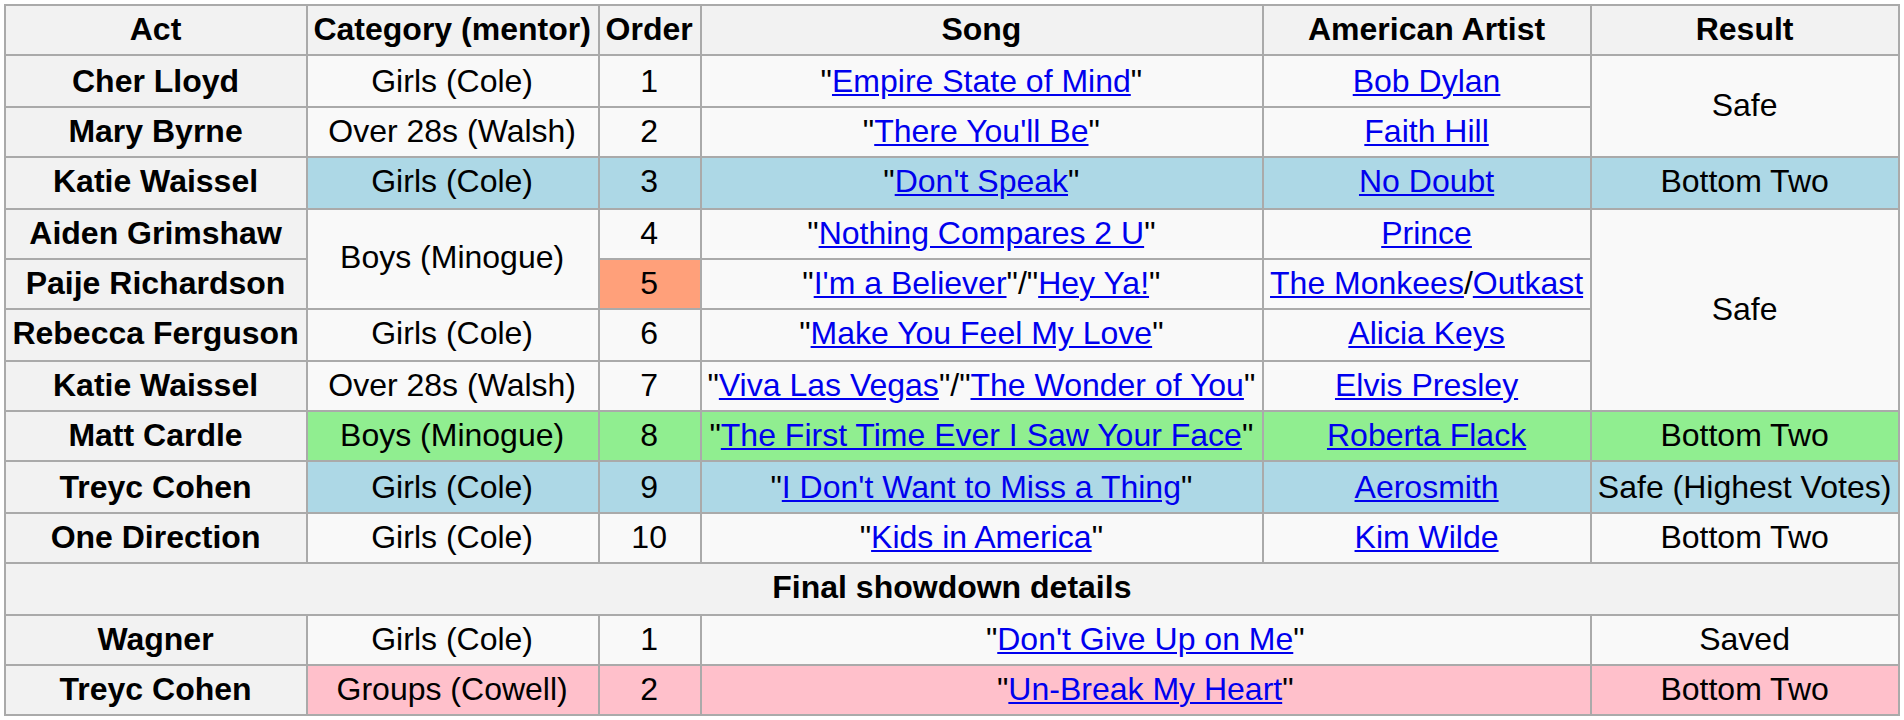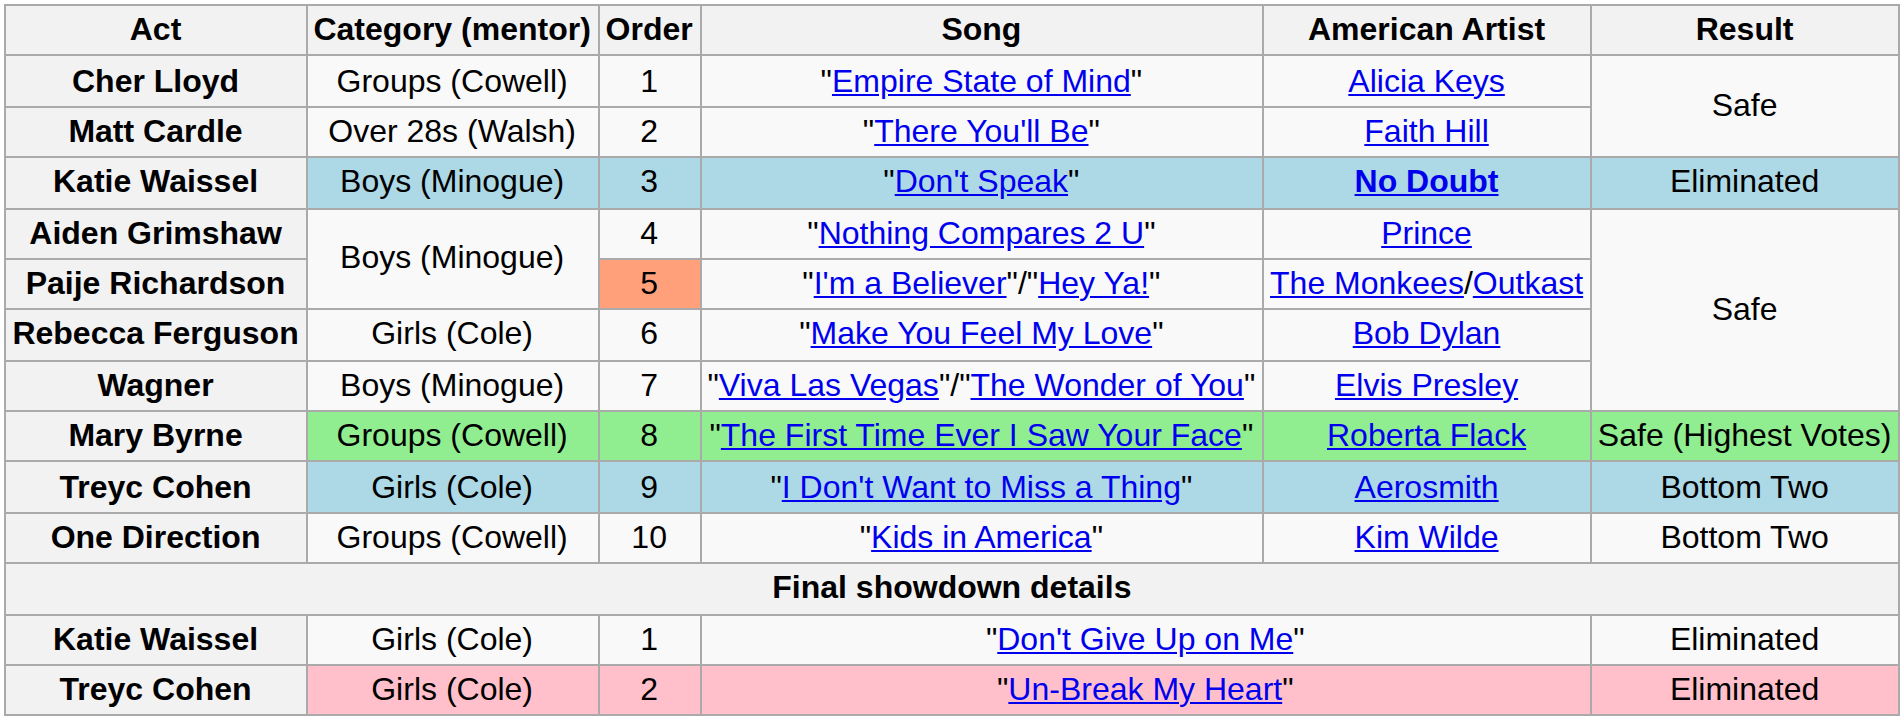(452, 80) Girls (Cole) -> (452, 80) Groups (Cowell)
(1427, 80) Bob Dylan -> (1427, 80) Alicia Keys
(156, 131) Mary Byrne -> (156, 131) Matt Cardle
(452, 182) Girls (Cole) -> (452, 182) Boys (Minogue)
(1427, 182) normal -> (1427, 182) bold
(1745, 182) Bottom Two -> (1745, 182) Eliminated
(1427, 334) Alicia Keys -> (1427, 334) Bob Dylan
(156, 385) Katie Waissel -> (156, 385) Wagner
(452, 385) Over 28s (Walsh) -> (452, 385) Boys (Minogue)
(156, 435) Matt Cardle -> (156, 435) Mary Byrne
(452, 435) Boys (Minogue) -> (452, 435) Groups (Cowell)
(1745, 435) Bottom Two -> (1745, 435) Safe (Highest Votes)
(1745, 486) Safe (Highest Votes) -> (1745, 486) Bottom Two
(452, 537) Girls (Cole) -> (452, 537) Groups (Cowell)
(156, 638) Wagner -> (156, 638) Katie Waissel
(1745, 638) Saved -> (1745, 638) Eliminated
(452, 689) Groups (Cowell) -> (452, 689) Girls (Cole)
(1745, 689) Bottom Two -> (1745, 689) Eliminated
